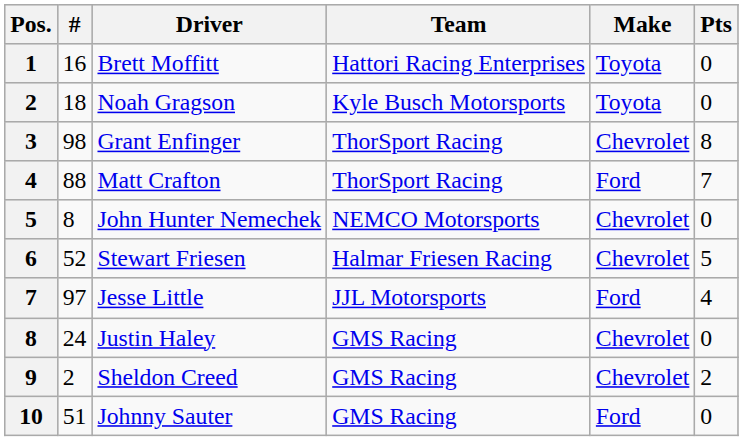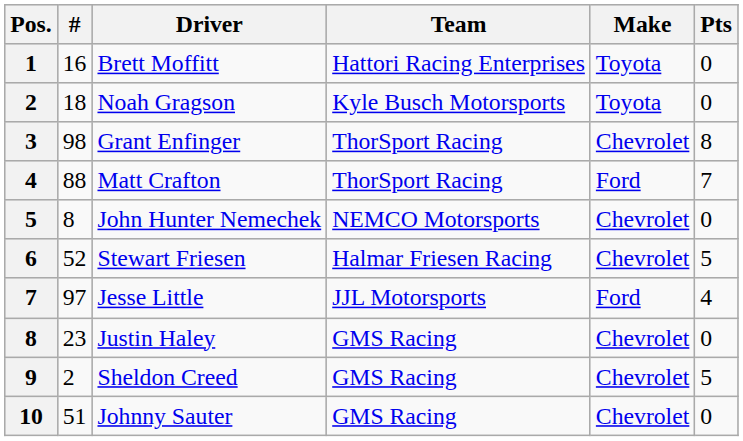(75, 337) 24 -> (75, 337) 23
(706, 376) 2 -> (706, 376) 5
(618, 415) Ford -> (643, 415) Chevrolet
